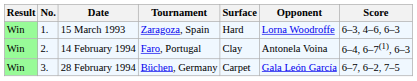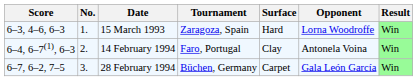columns swapped: (21, 12) <-> (376, 12)
